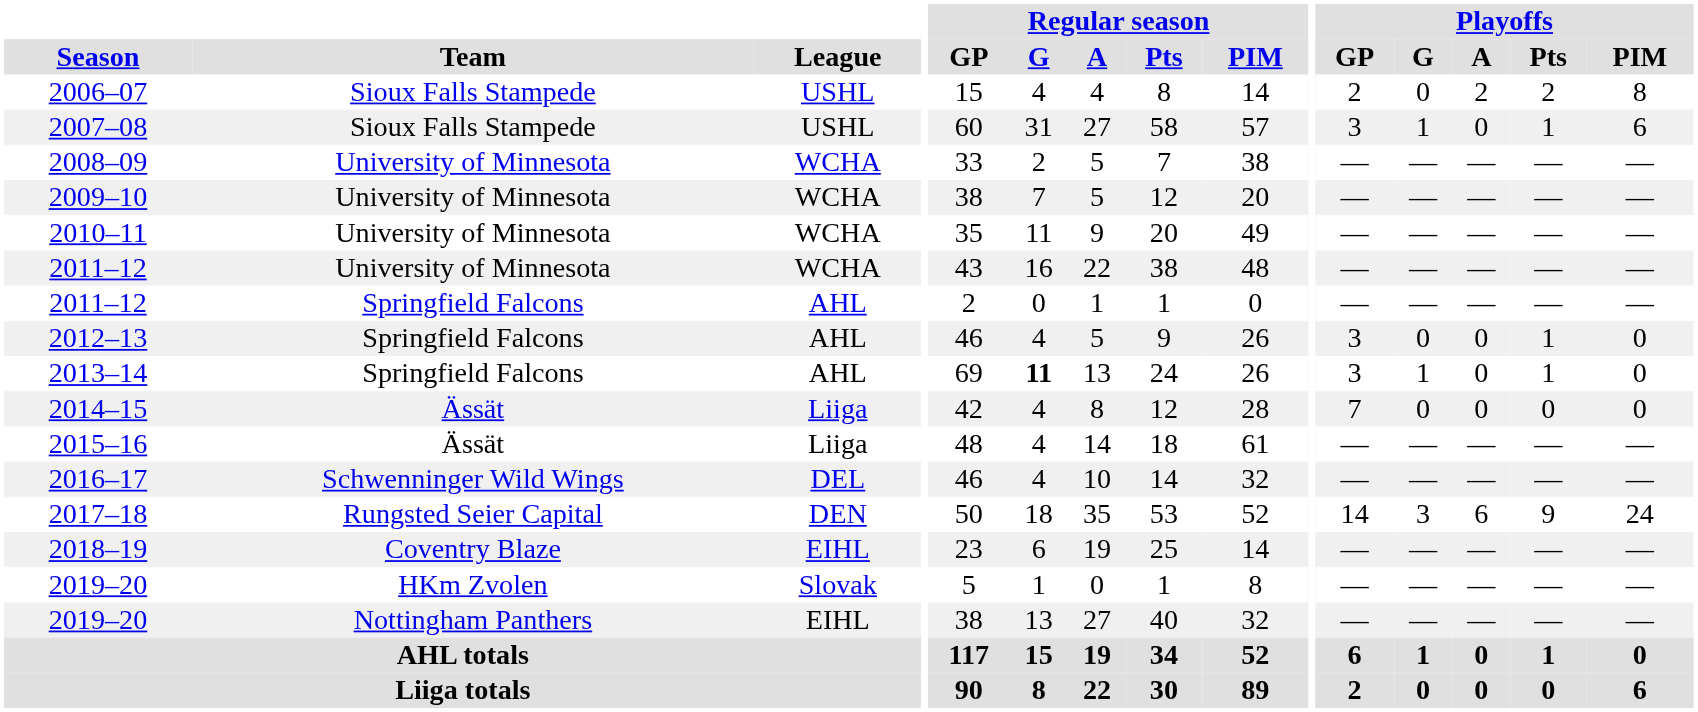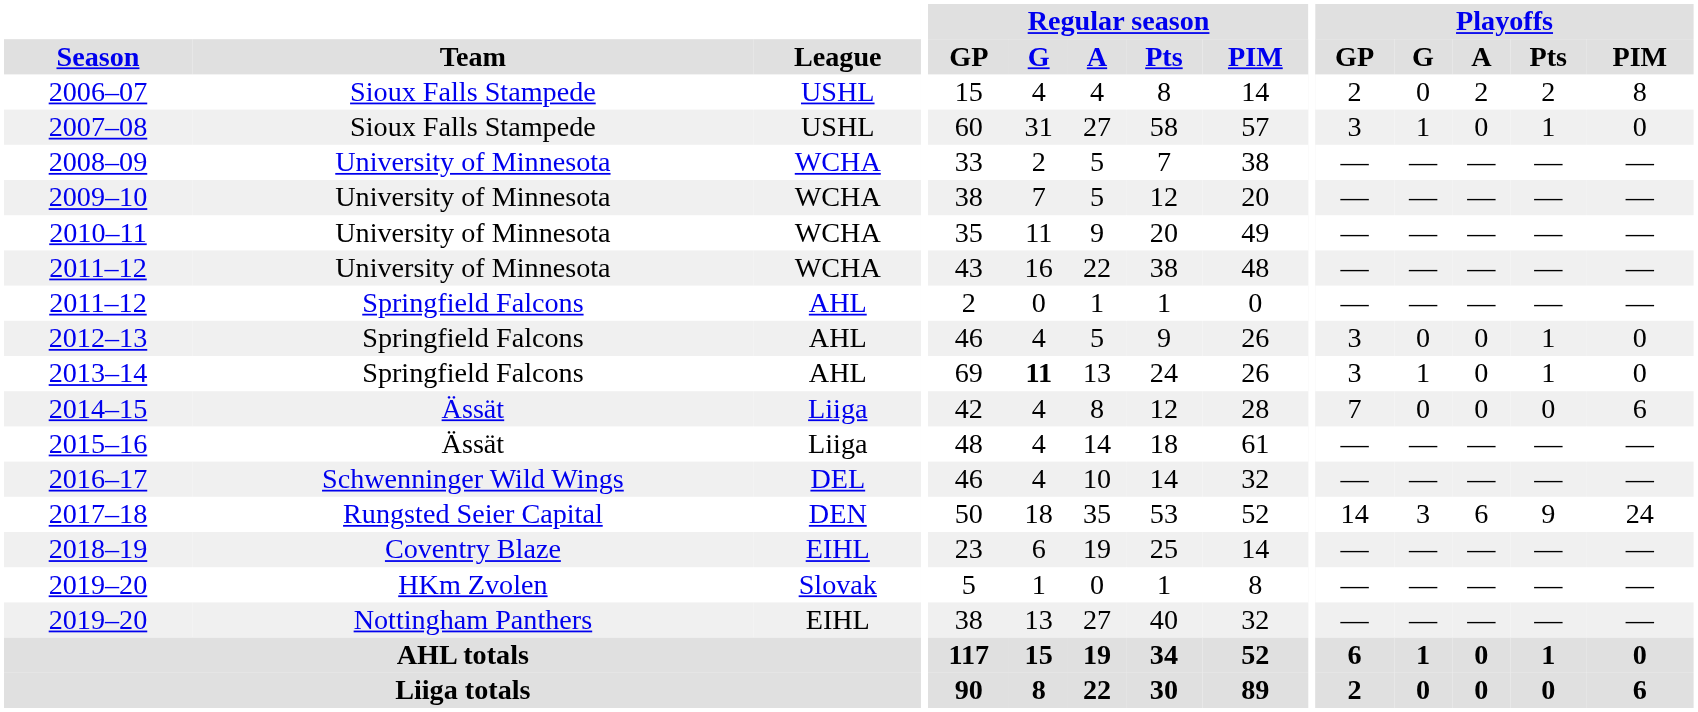(1640, 126) 6 -> (1640, 126) 0
(1640, 408) 0 -> (1640, 408) 6
